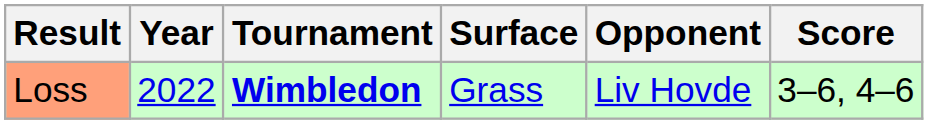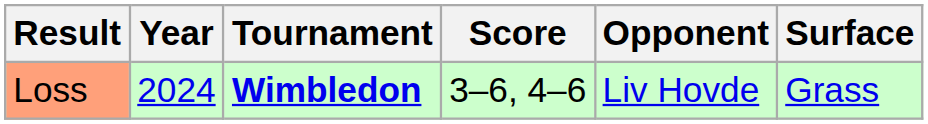columns swapped: (514, 32) <-> (846, 32)
(176, 89) 2022 -> (176, 89) 2024
